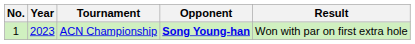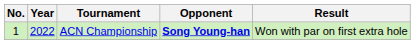(42, 31) 2023 -> (42, 31) 2022
